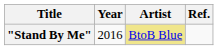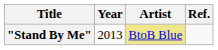(110, 34) 2016 -> (110, 34) 2013
